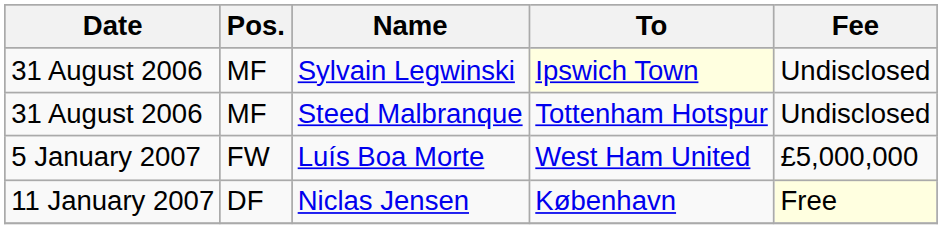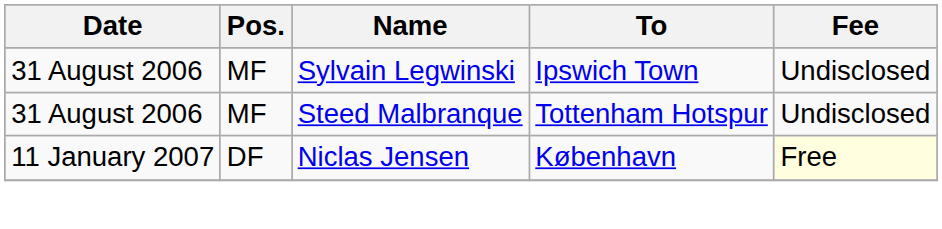(617, 69) lightyellow background -> (617, 69) no background
- row: (391, 157)
